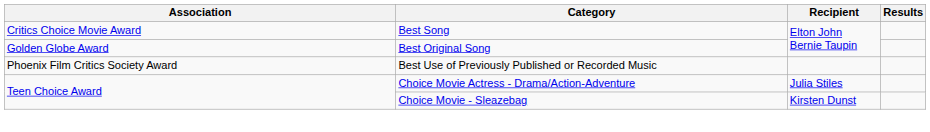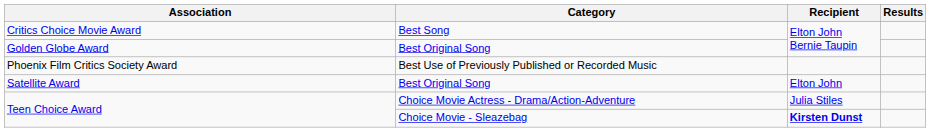+ row: (43, 83)
(823, 100) normal -> (826, 118) bold
